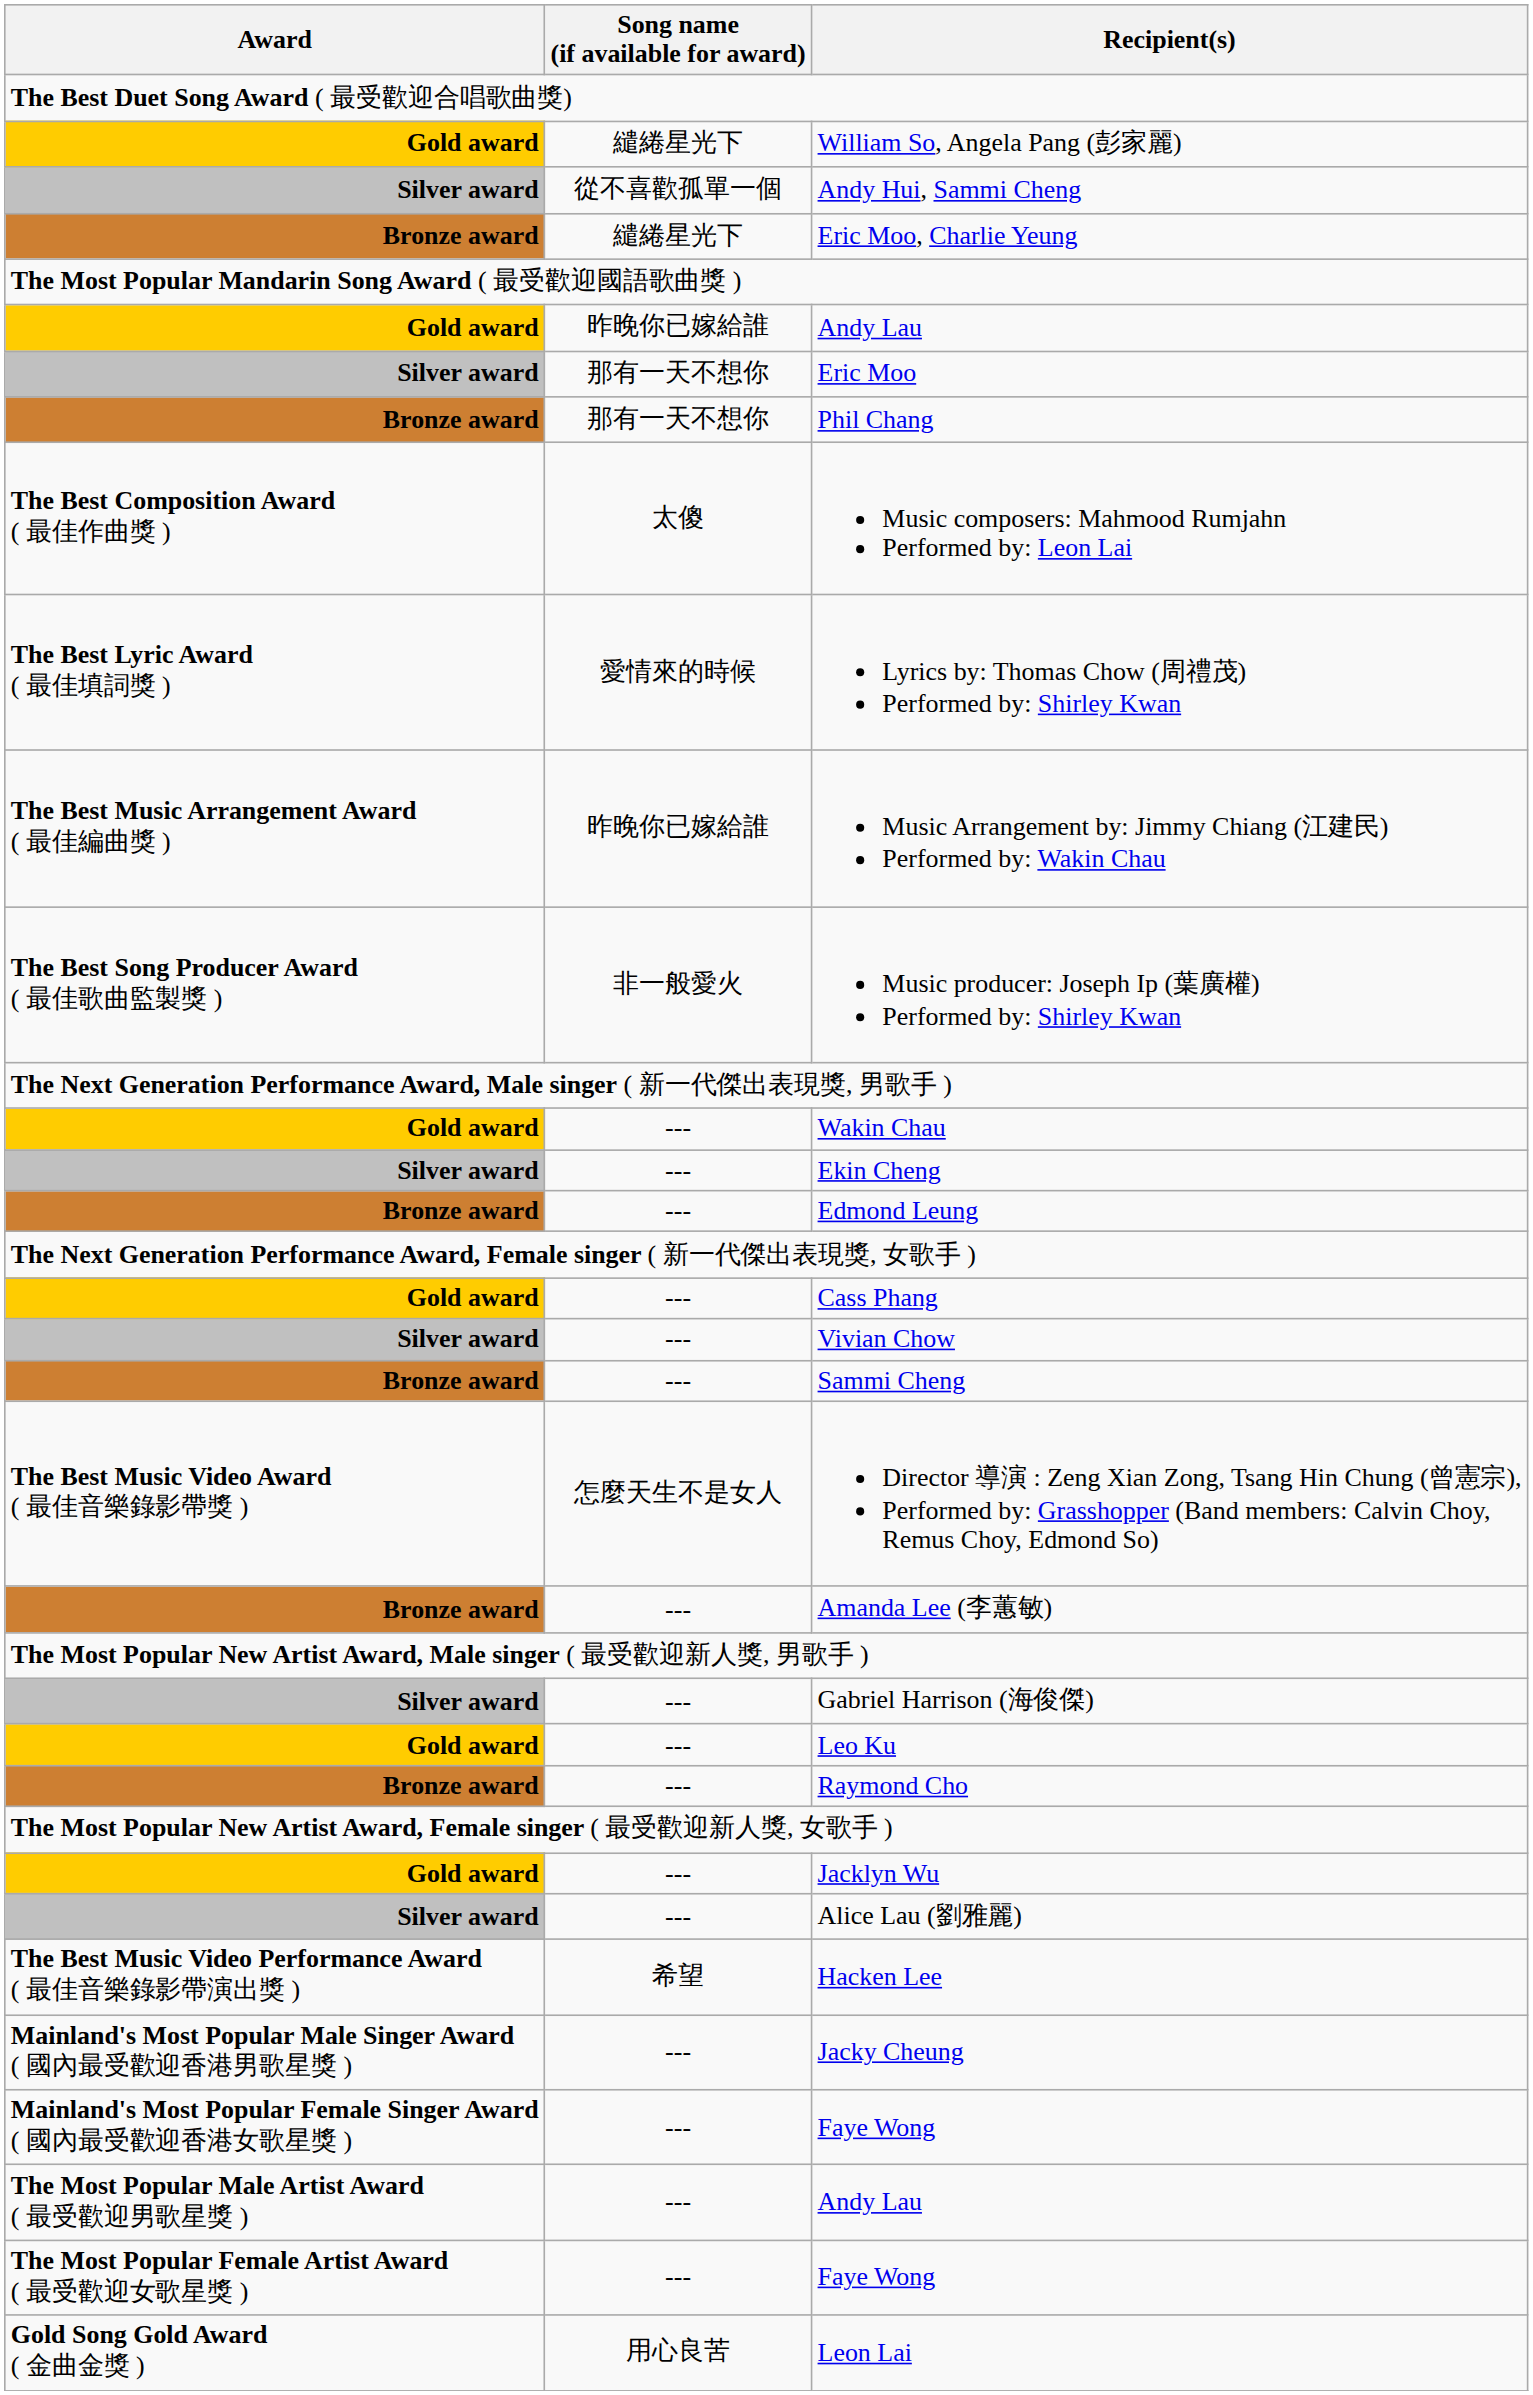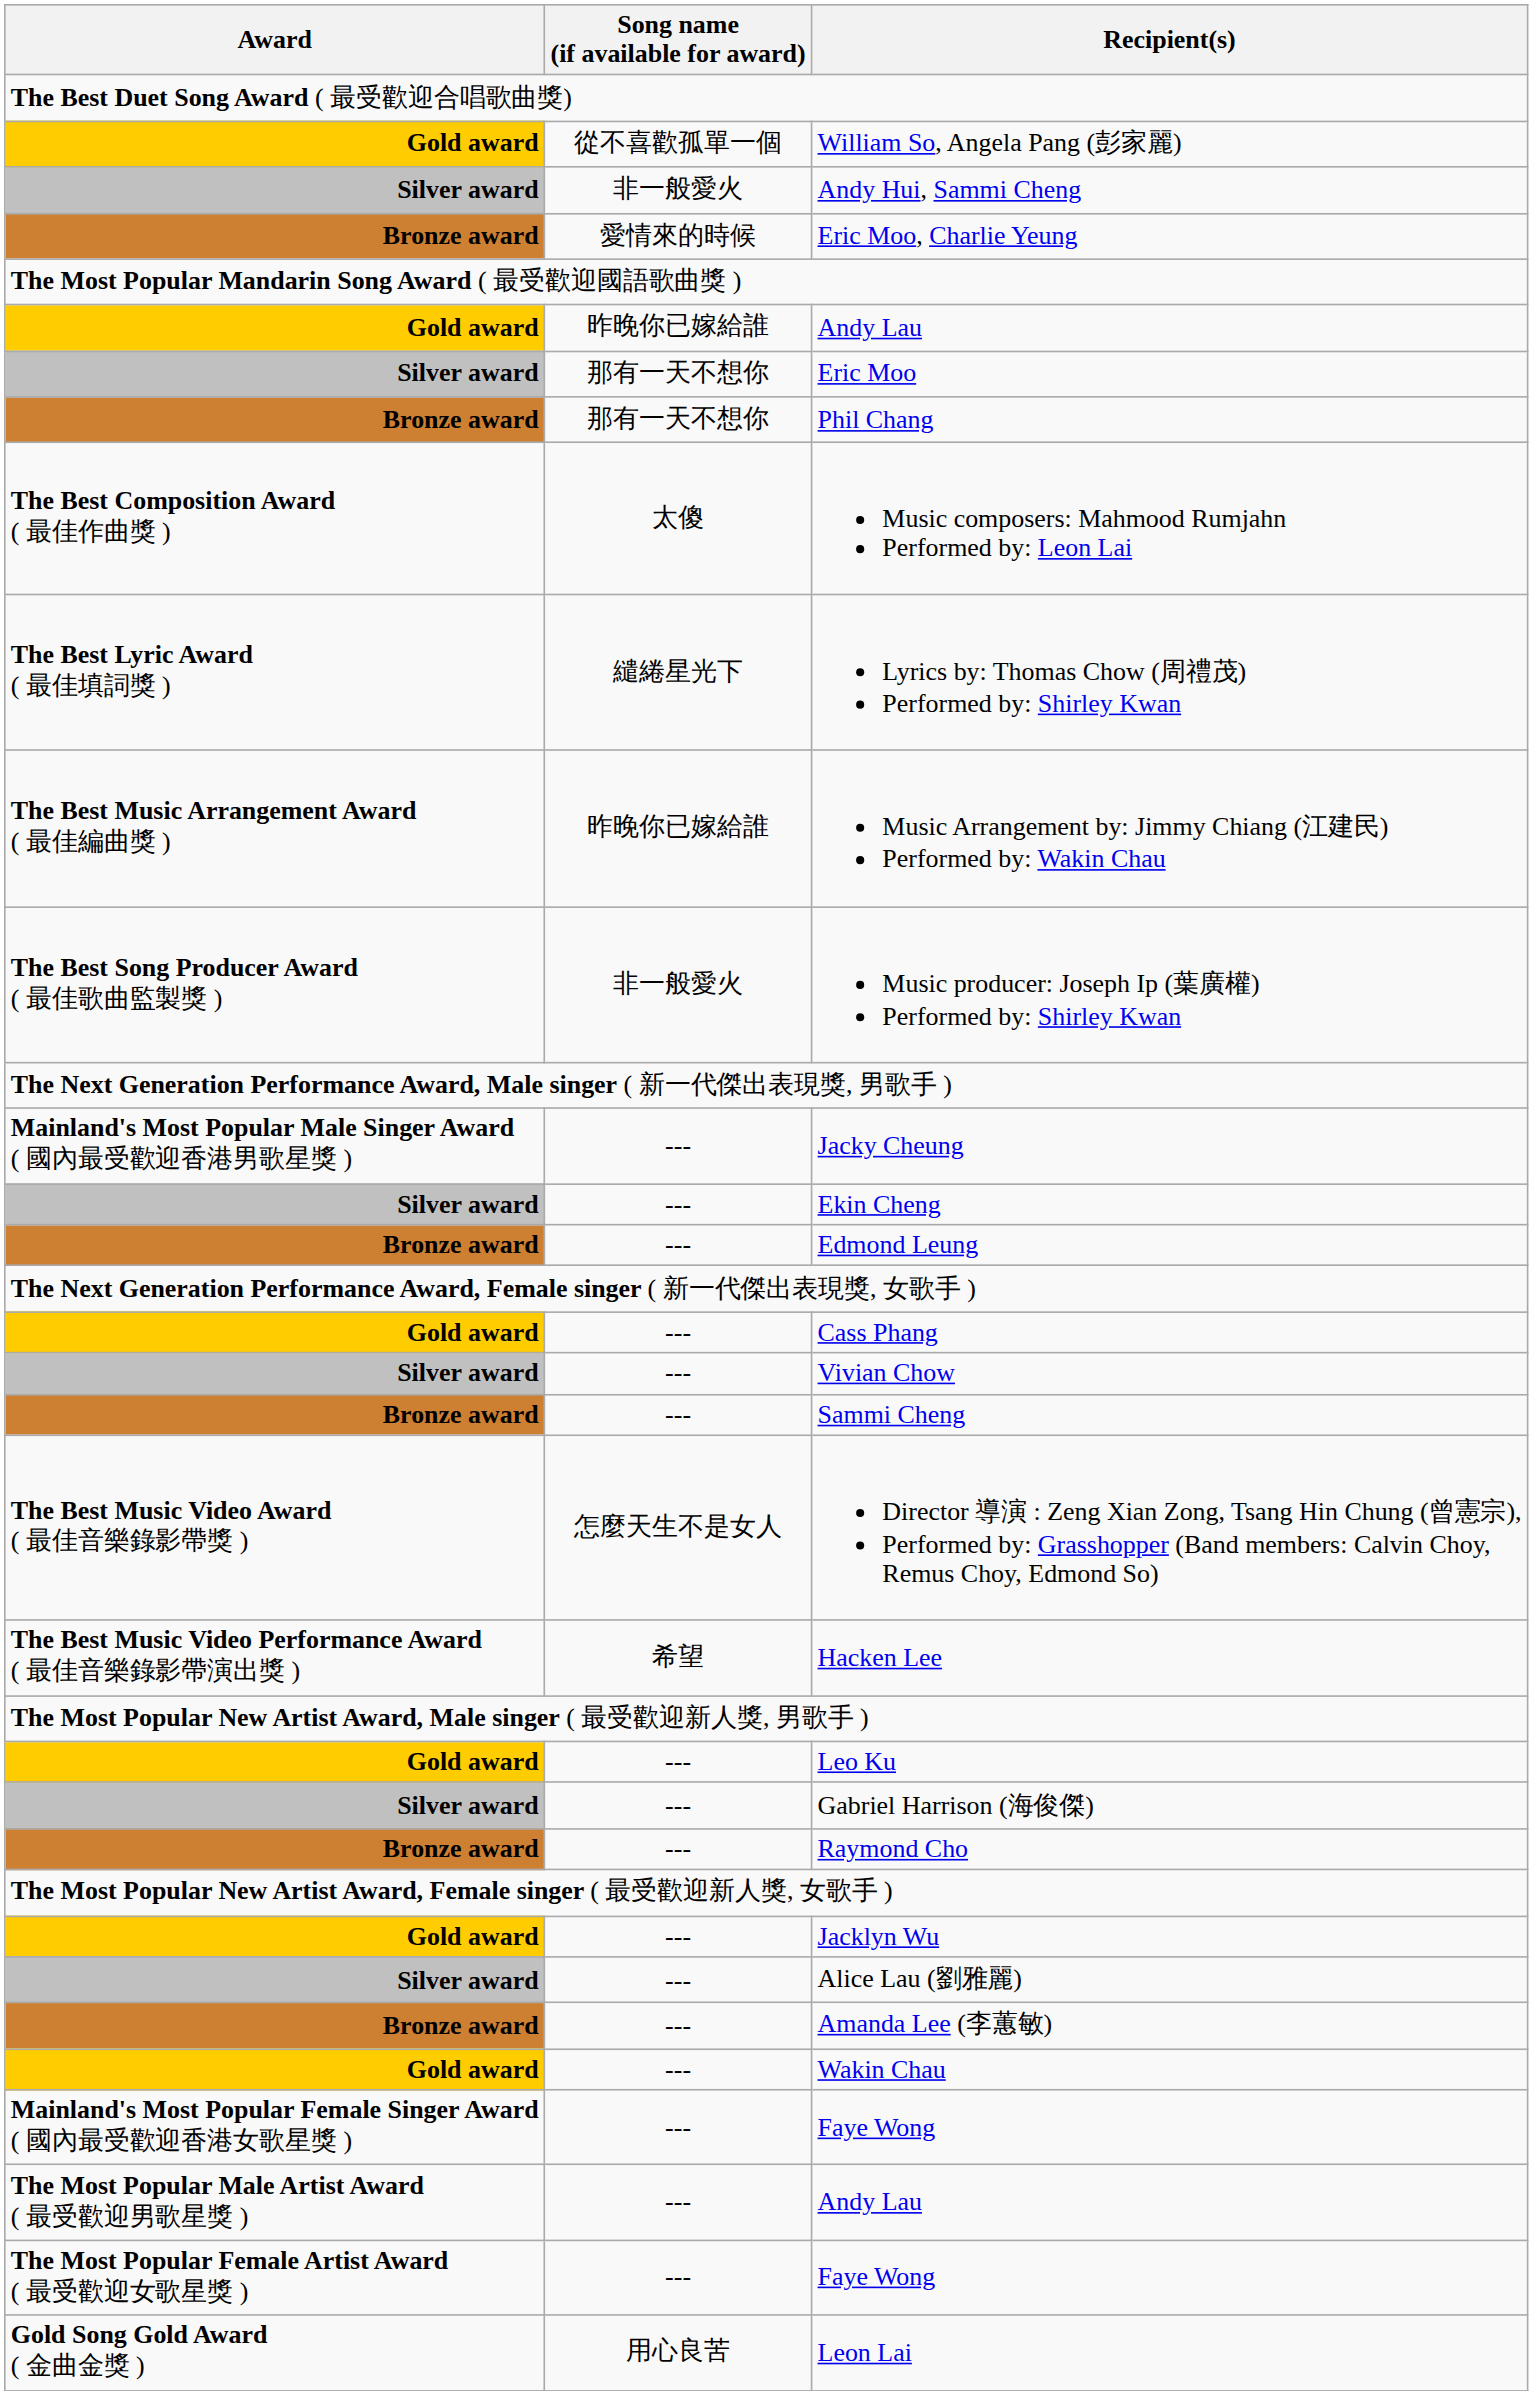(678, 142) 繾綣星光下 -> (678, 142) 從不喜歡孤單一個
(678, 188) 從不喜歡孤單一個 -> (678, 188) 非一般愛火
(678, 234) 繾綣星光下 -> (678, 234) 愛情來的時候
(678, 671) 愛情來的時候 -> (678, 671) 繾綣星光下
rows swapped: (473, 1128) <-> (262, 2050)
rows swapped: (246, 1975) <-> (461, 1609)
rows swapped: (473, 1744) <-> (468, 1700)
